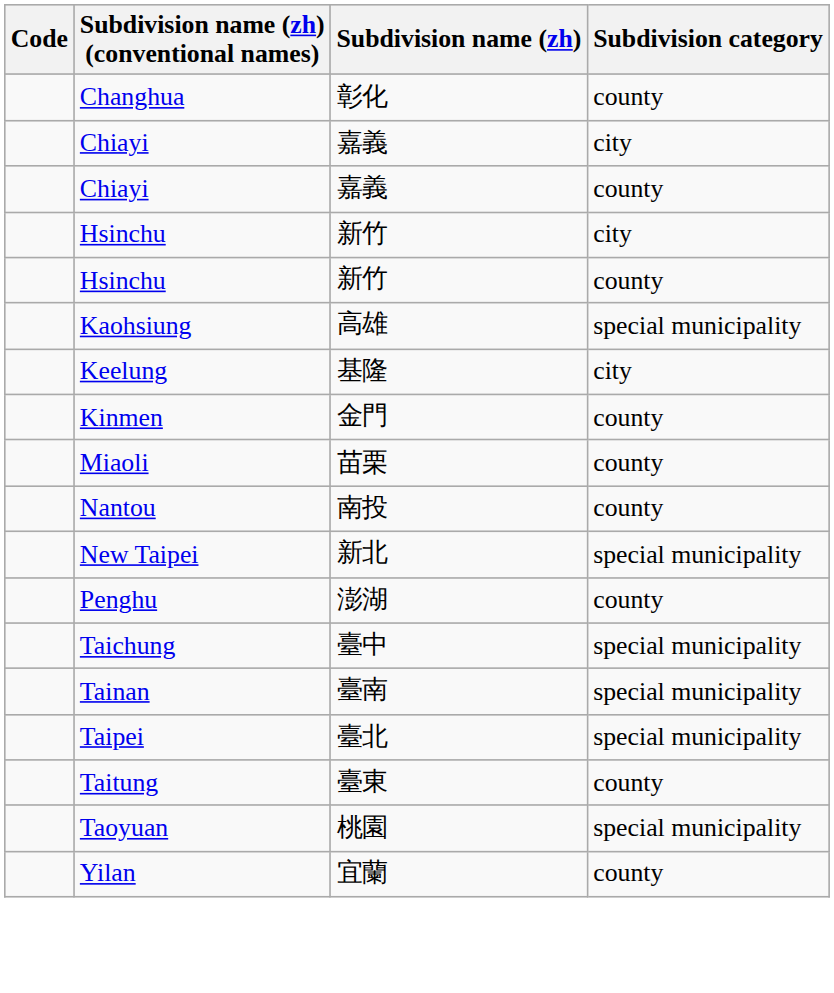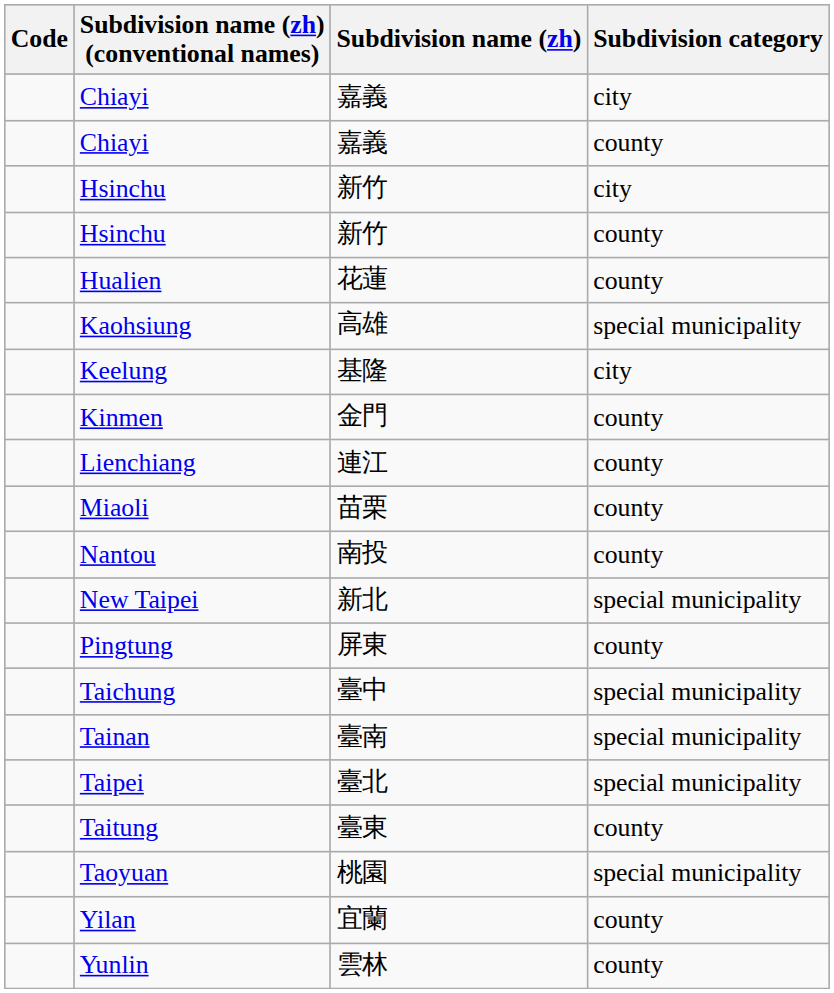- row: (132, 97)
+ row: (121, 279)
+ row: (138, 462)
- row: (119, 599)
+ row: (126, 645)
+ row: (114, 965)
